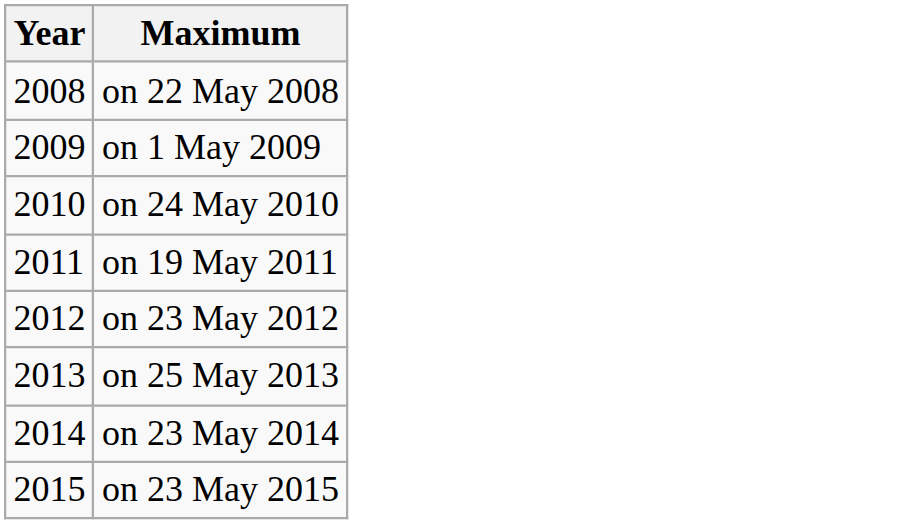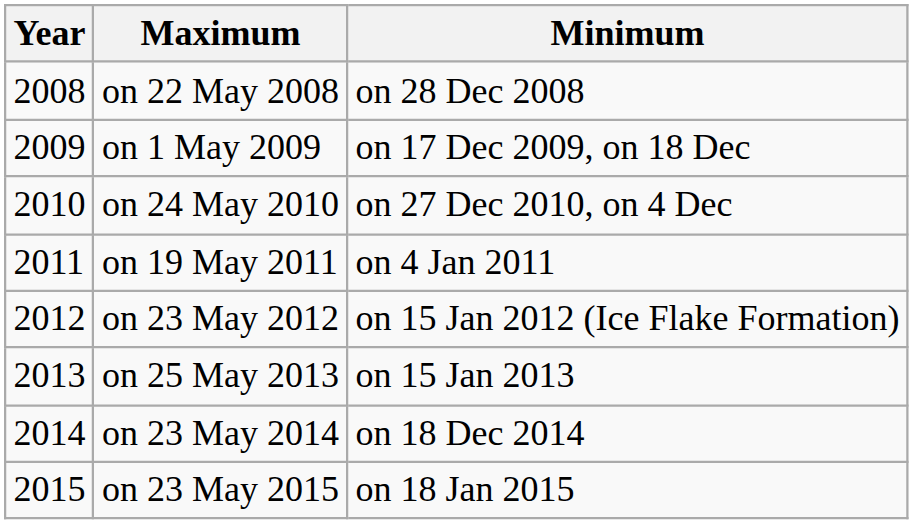+ column: (628, 33)
